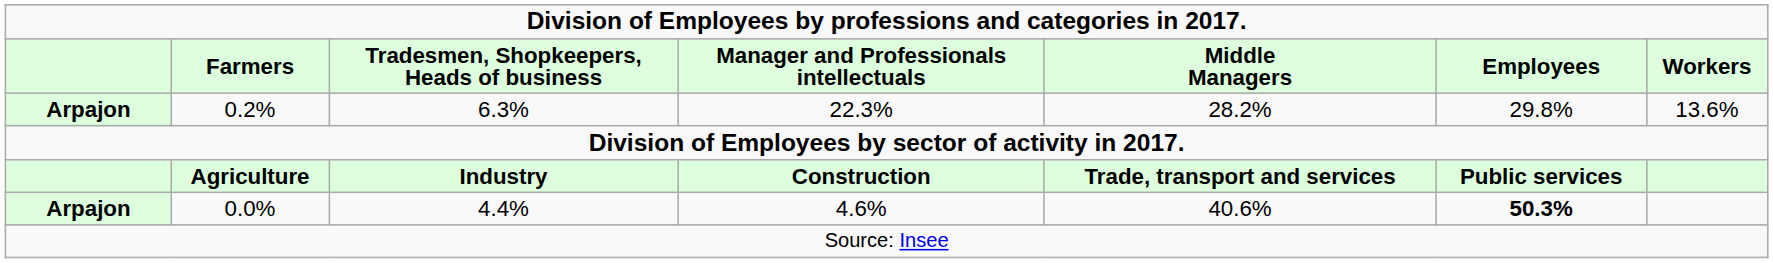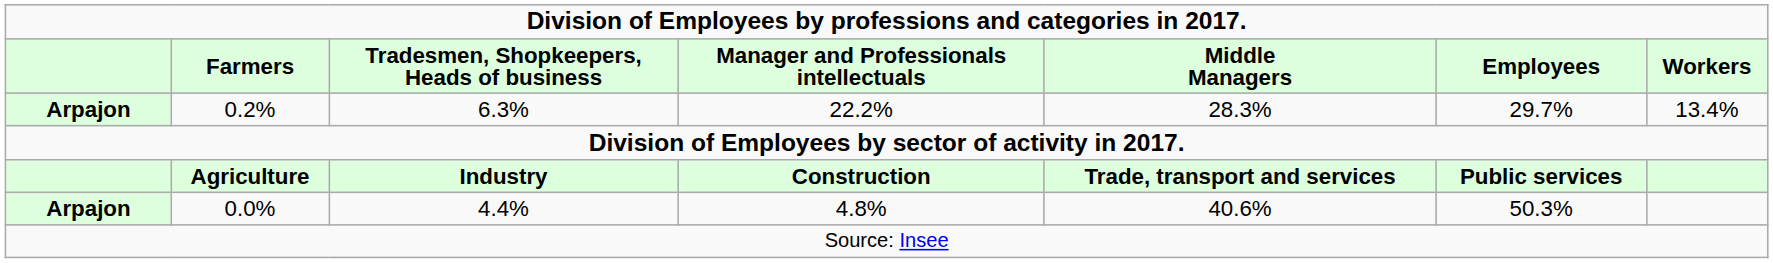(861, 110) 22.3% -> (861, 110) 22.2%
(1240, 110) 28.2% -> (1240, 110) 28.3%
(1541, 110) 29.8% -> (1541, 110) 29.7%
(1707, 110) 13.6% -> (1707, 110) 13.4%
(861, 209) 4.6% -> (861, 209) 4.8%
(1541, 209) bold -> (1541, 209) normal
